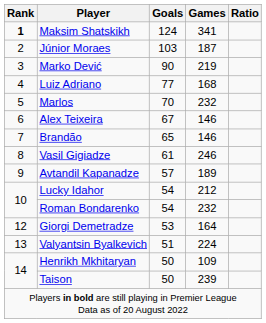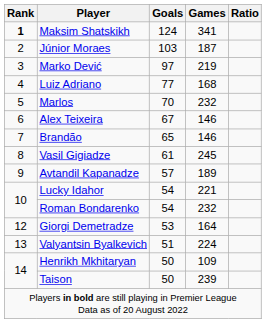(168, 66) 90 -> (168, 66) 97
(207, 155) 246 -> (207, 155) 245
(207, 191) 212 -> (207, 191) 221
